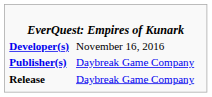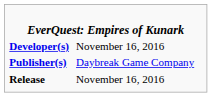(135, 79) Daybreak Game Company -> (120, 79) November 16, 2016
